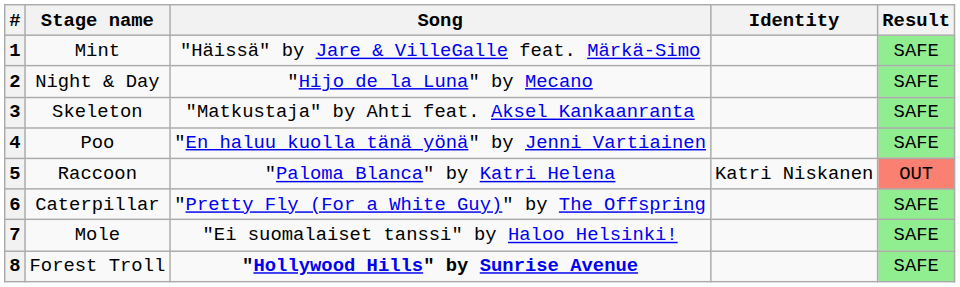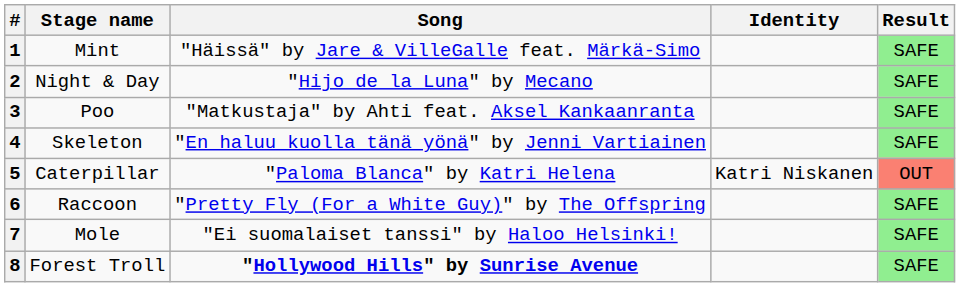(97, 112) Skeleton -> (97, 112) Poo
(97, 143) Poo -> (97, 143) Skeleton
(97, 174) Raccoon -> (97, 174) Caterpillar
(97, 204) Caterpillar -> (97, 204) Raccoon
